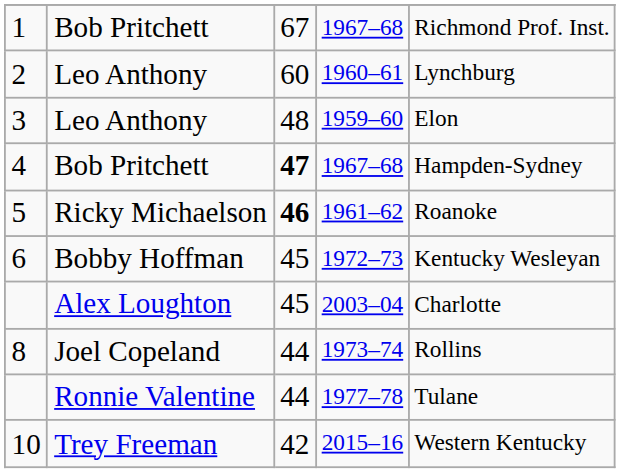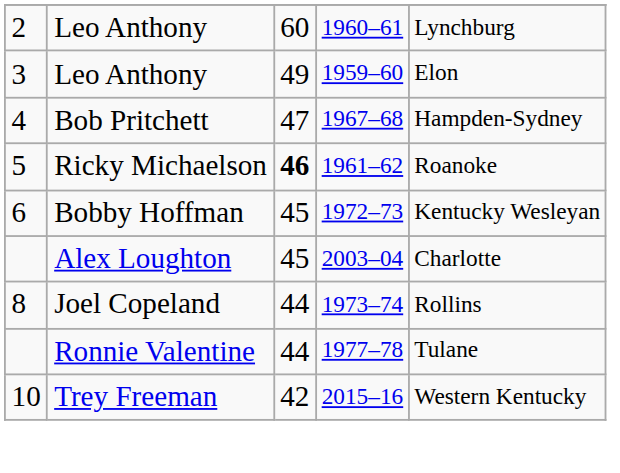- row: (19, 27)
(295, 119) 48 -> (295, 73) 49
(295, 166) bold -> (295, 119) normal
